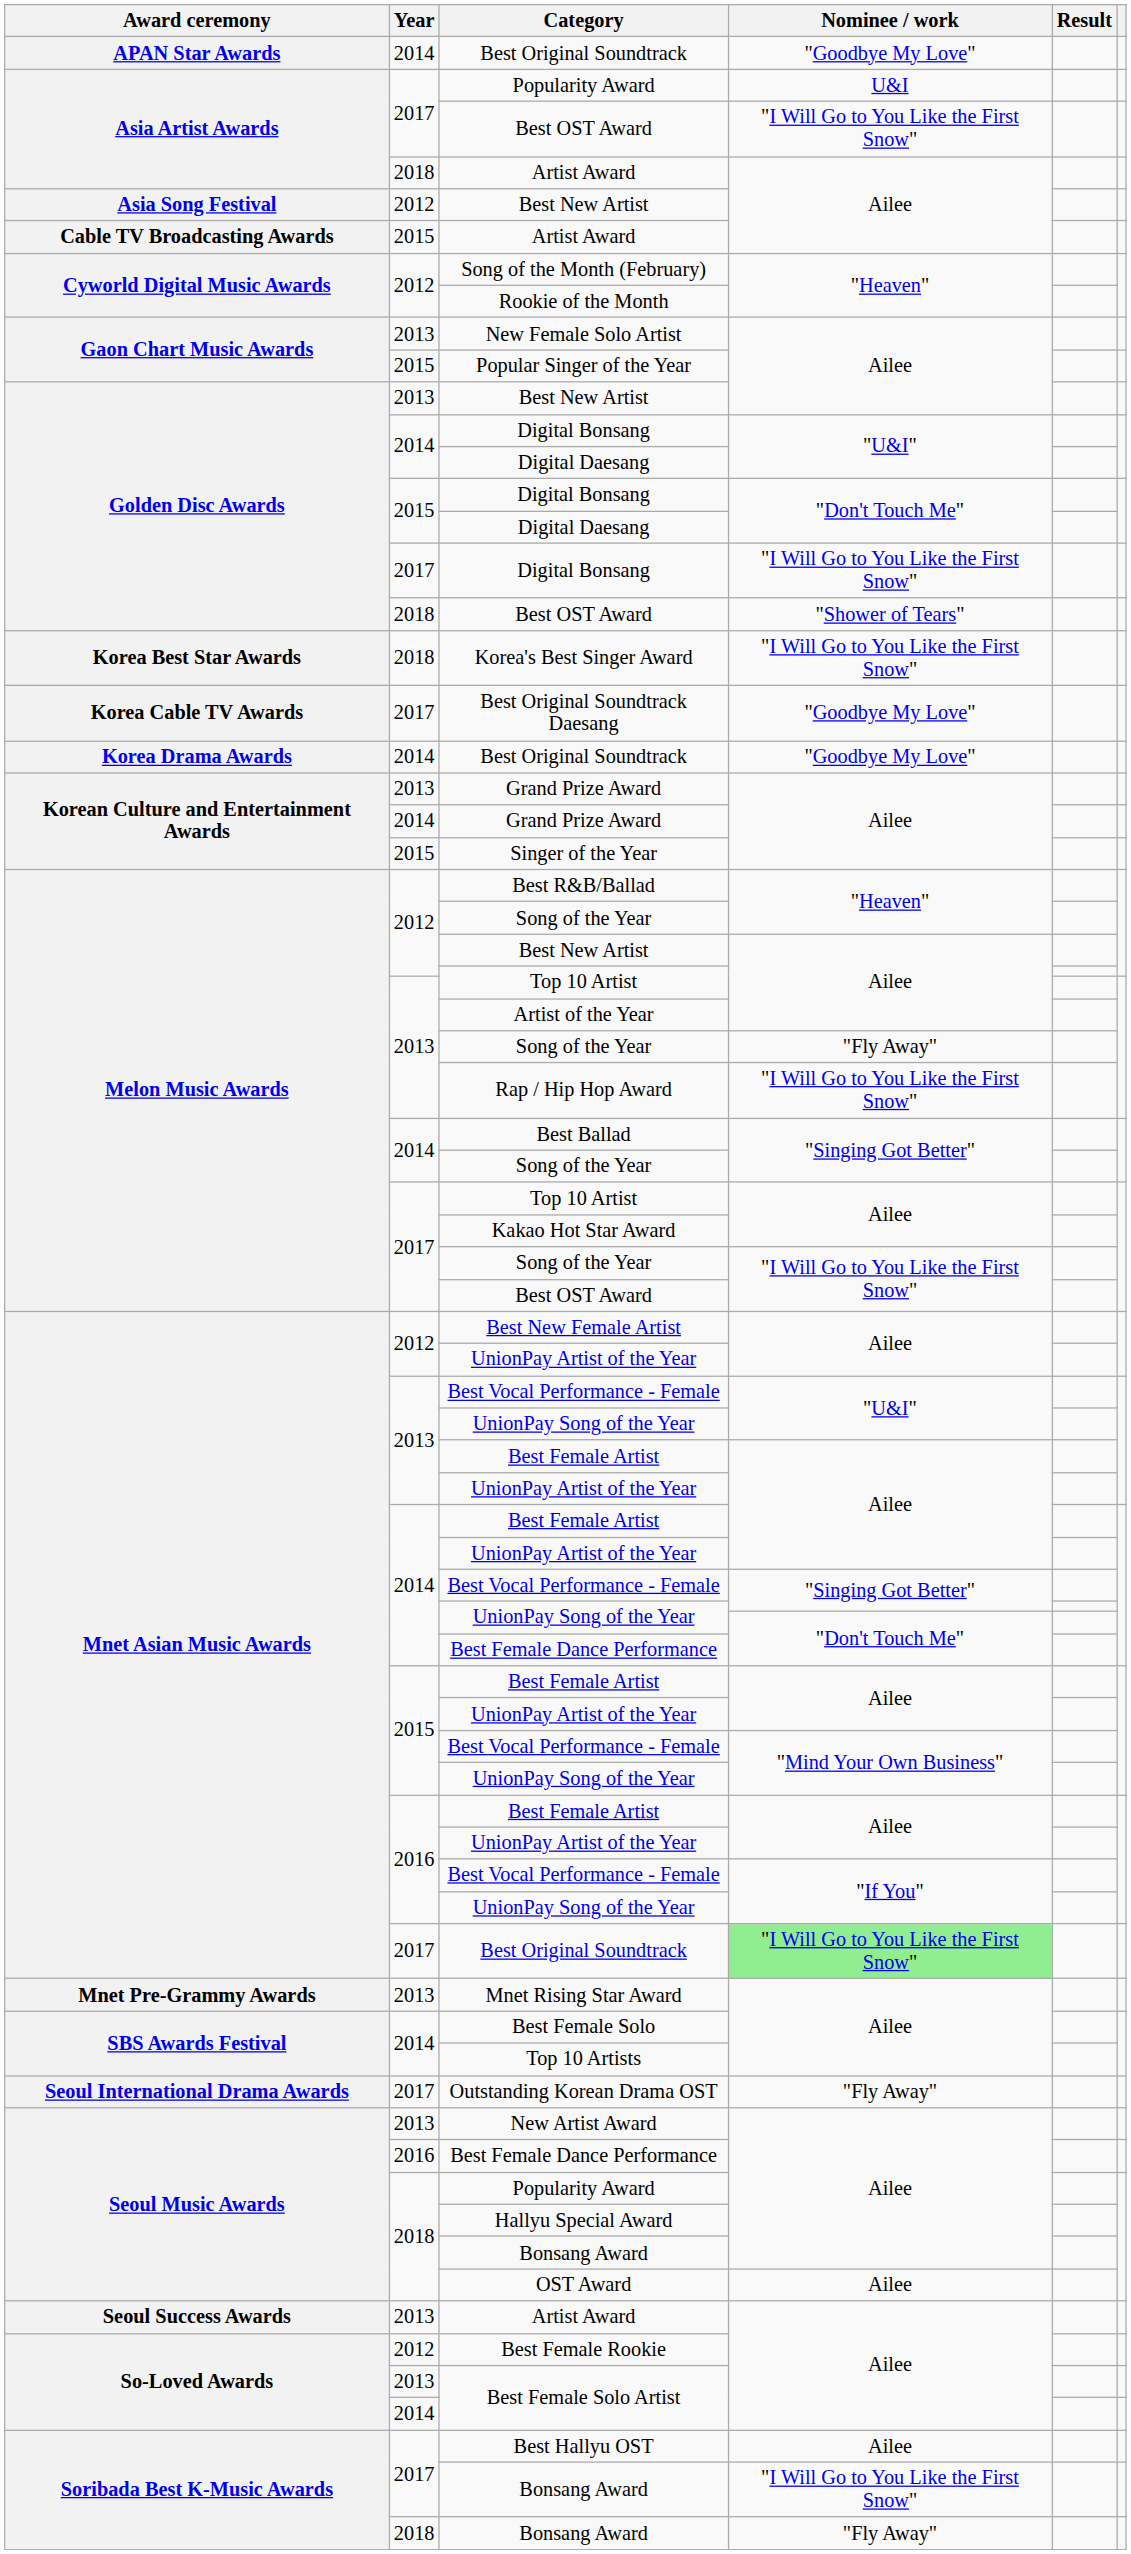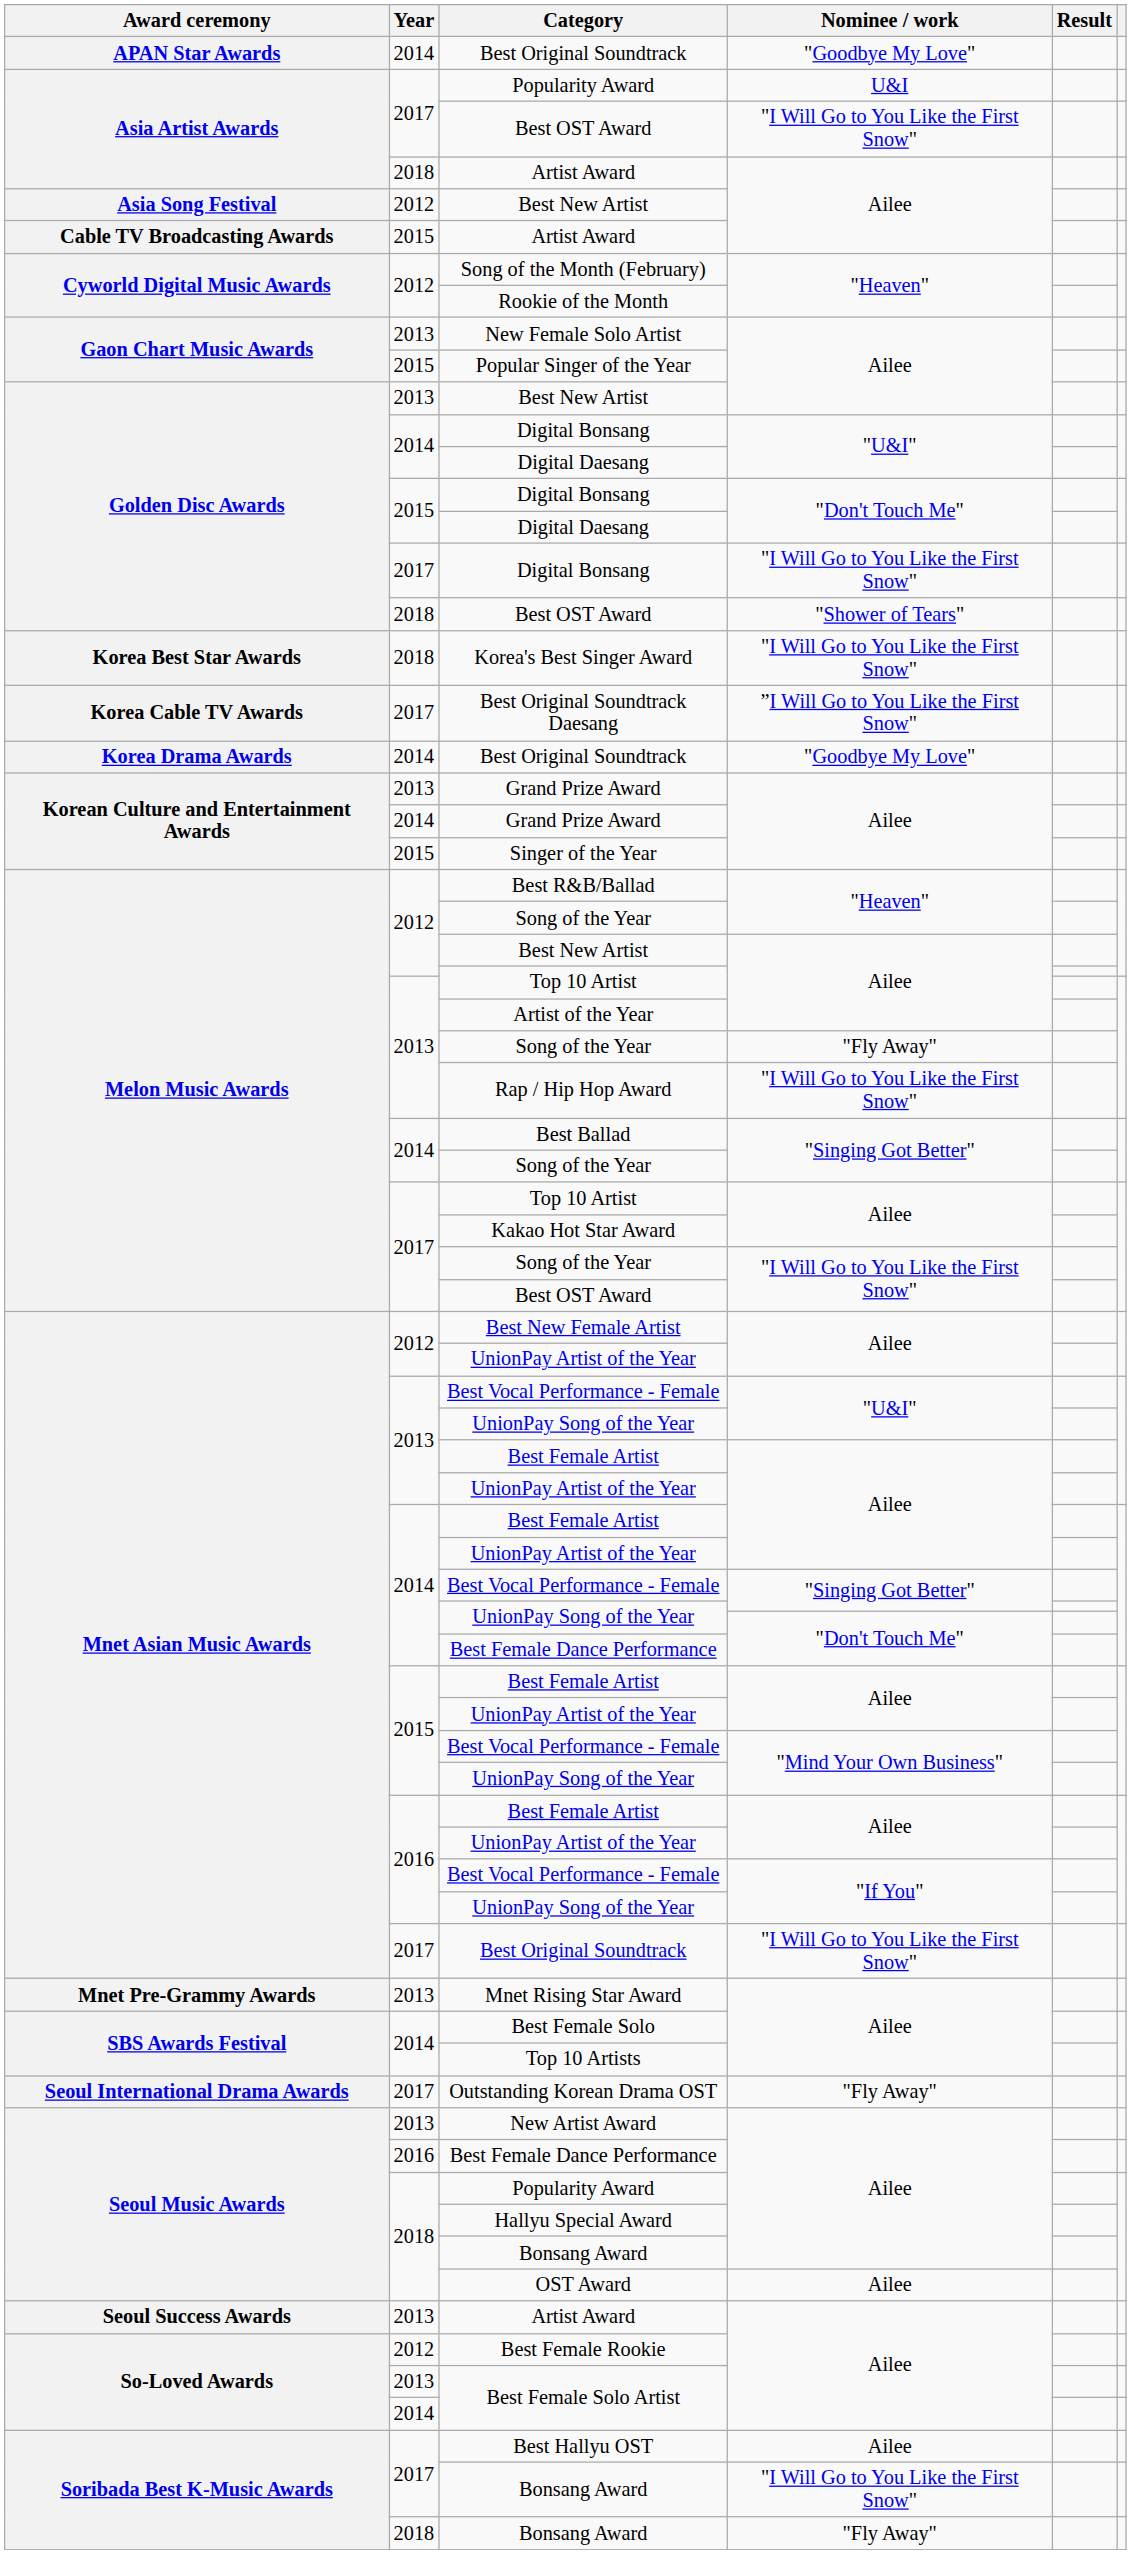(890, 712) "Goodbye My Love" -> (890, 712) ”I Will Go to You Like the First Snow"
(890, 1951) lightgreen background -> (890, 1951) no background
